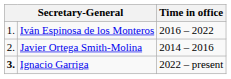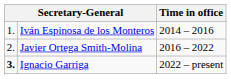(186, 30) 2016 – 2022 -> (186, 30) 2014 – 2016
(186, 47) 2014 – 2016 -> (186, 47) 2016 – 2022
